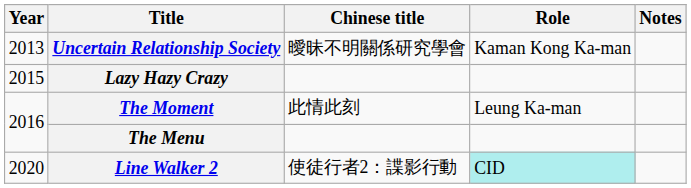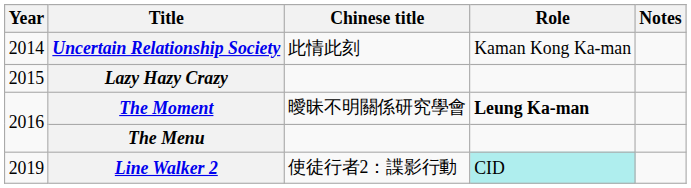(26, 48) 2013 -> (26, 48) 2014
(377, 47) 曖昧不明關係研究學會 -> (324, 47) 此情此刻
(324, 107) 此情此刻 -> (377, 107) 曖昧不明關係研究學會
(528, 108) normal -> (532, 108) bold
(26, 167) 2020 -> (26, 167) 2019
